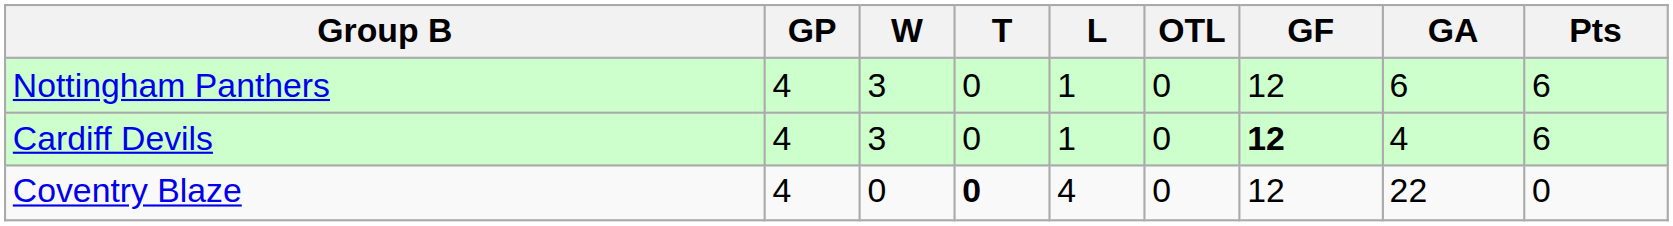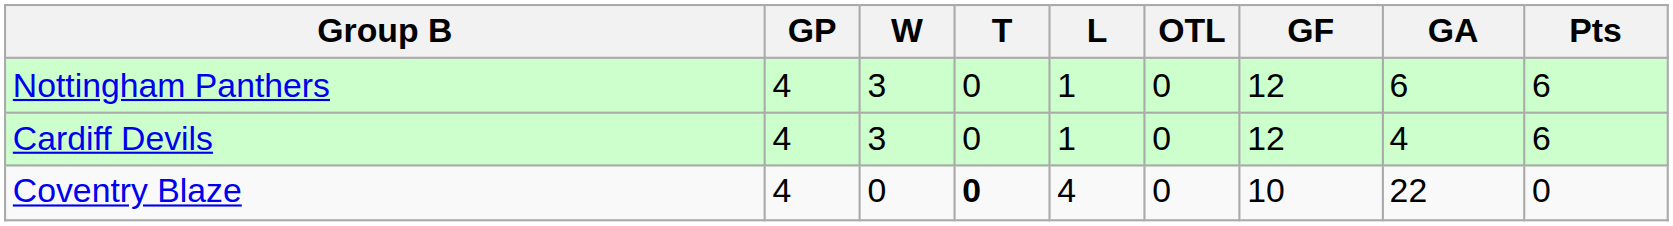(1266, 138) bold -> (1266, 138) normal
(1266, 191) 12 -> (1266, 191) 10
